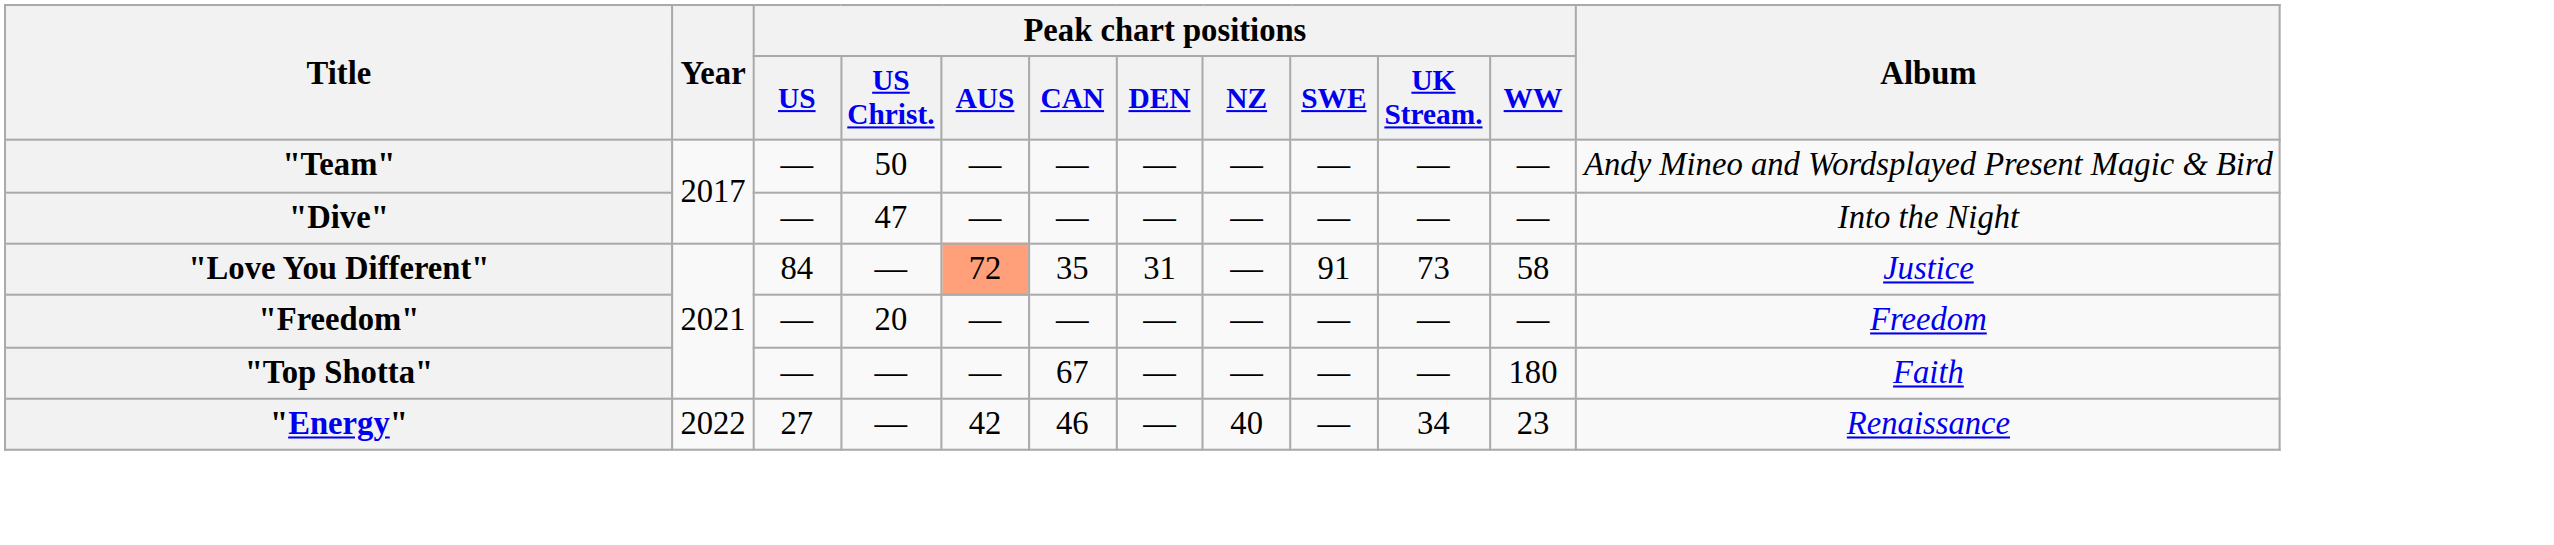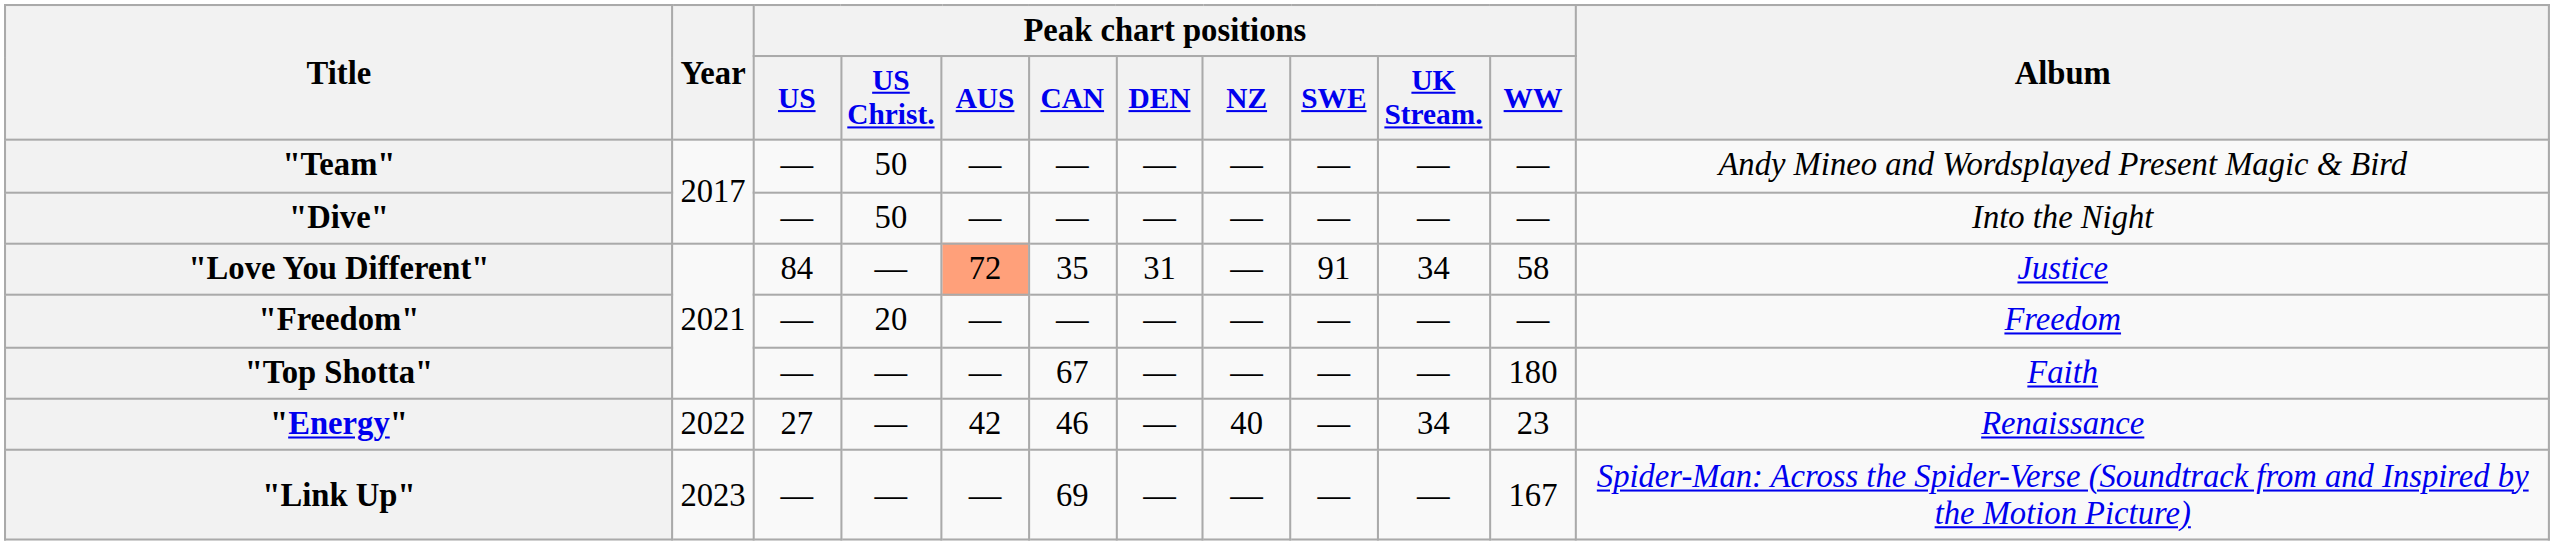(891, 217) 47 -> (891, 217) 50
(1433, 268) 73 -> (1433, 268) 34
+ row: (339, 494)
